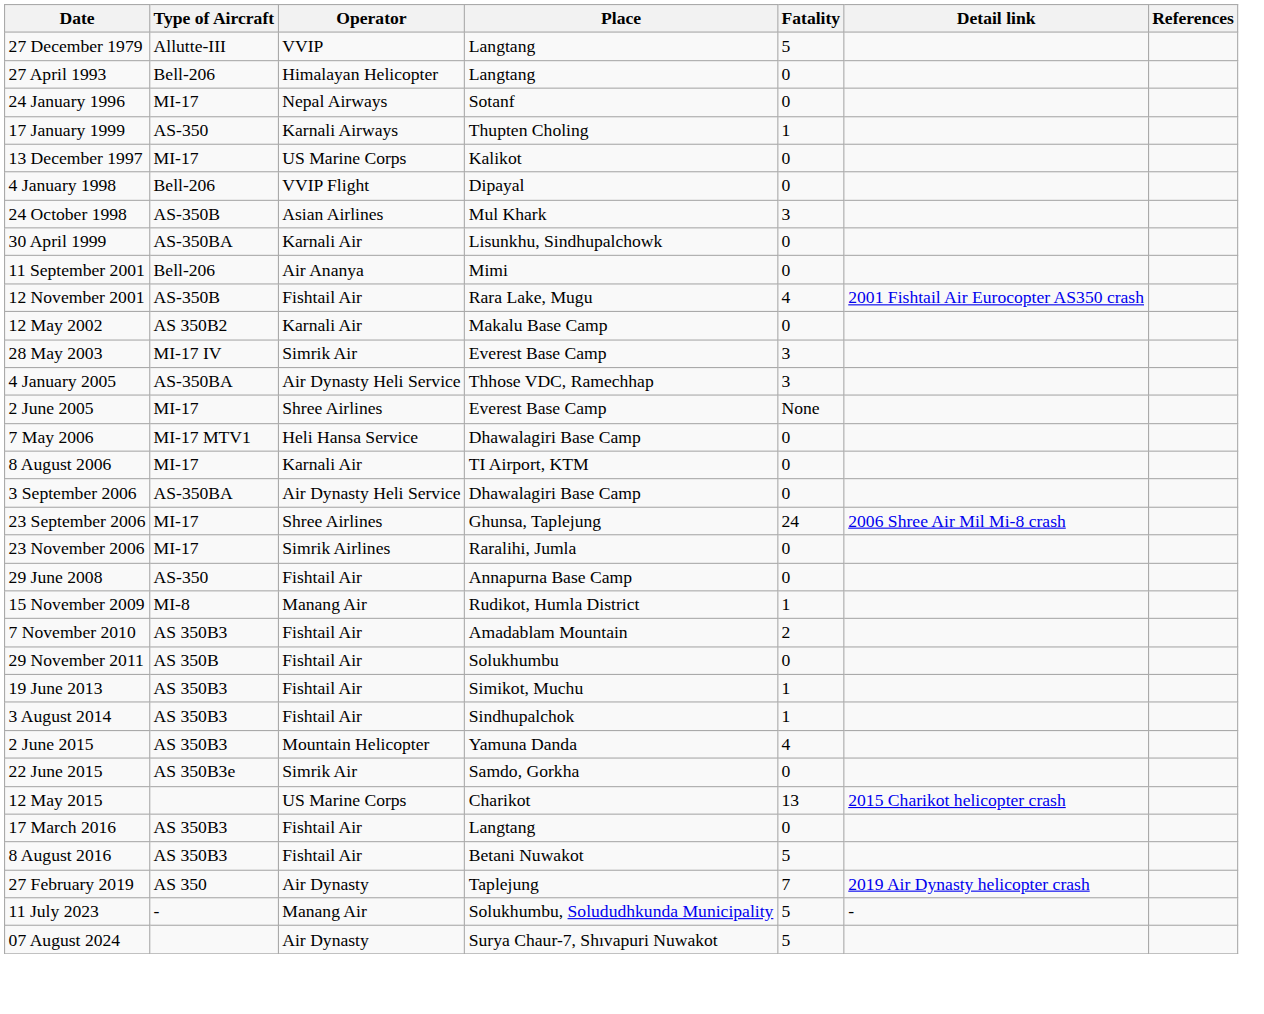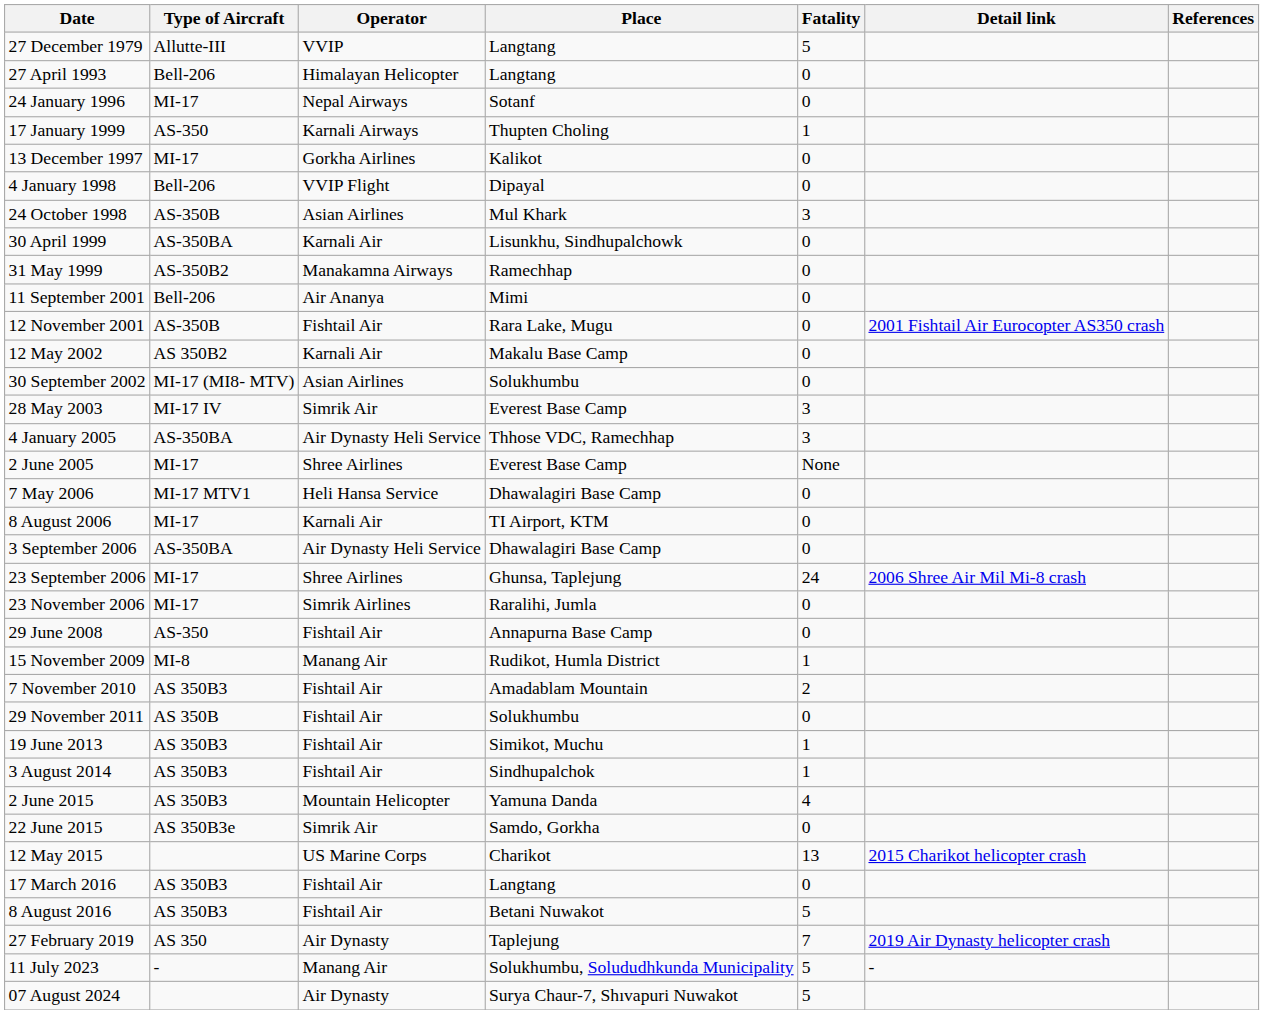(344, 158) US Marine Corps -> (359, 158) Gorkha Airlines
+ row: (56, 269)
(786, 297) 4 -> (806, 325) 0
+ row: (77, 381)
